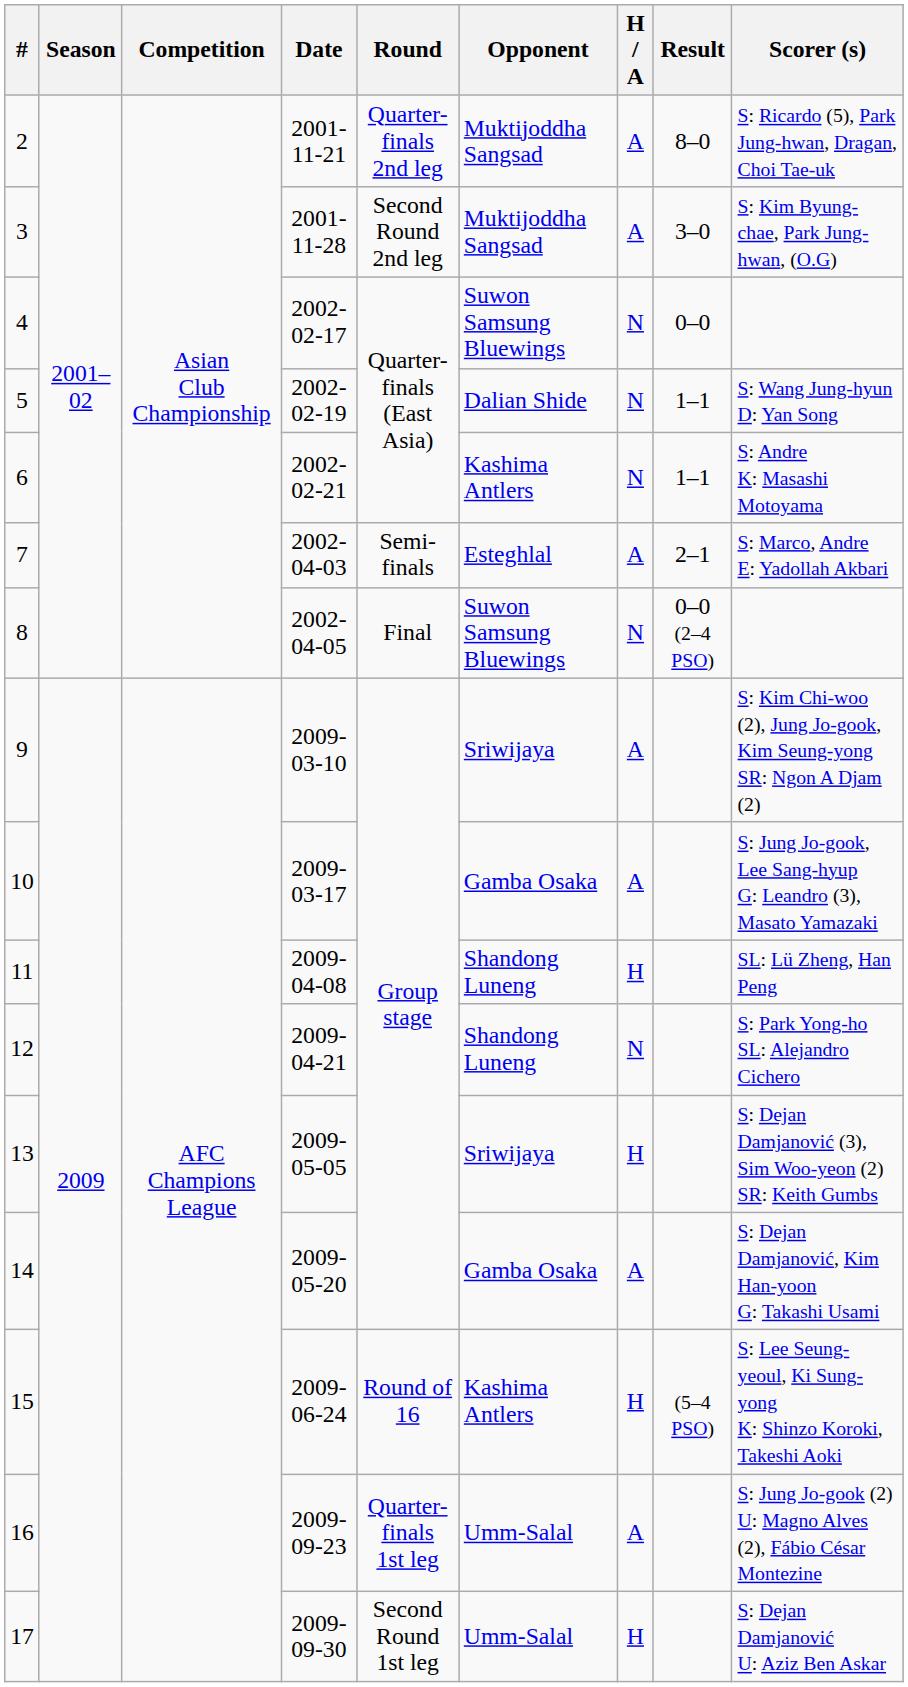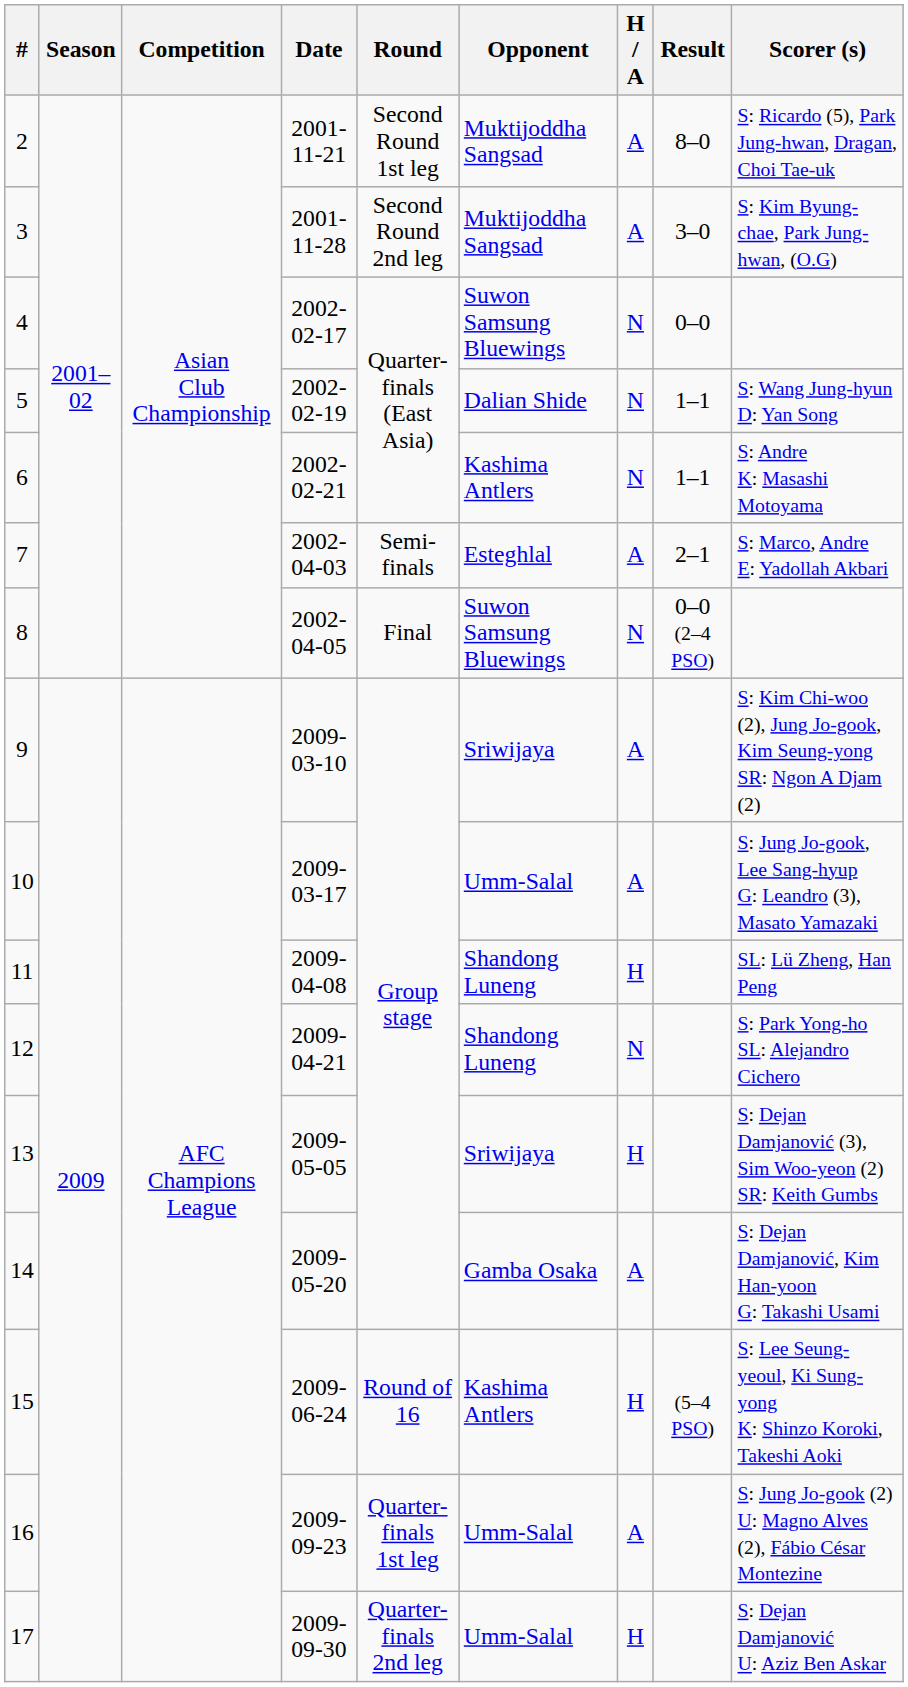(408, 140) Quarter-finals 2nd leg -> (408, 140) Second Round 1st leg
(531, 880) Gamba Osaka -> (518, 880) Umm-Salal
(408, 1636) Second Round 1st leg -> (408, 1636) Quarter-finals 2nd leg
